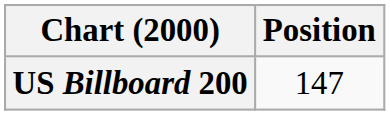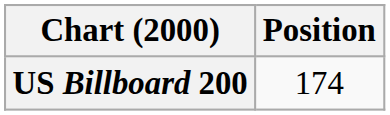(319, 82) 147 -> (319, 82) 174
